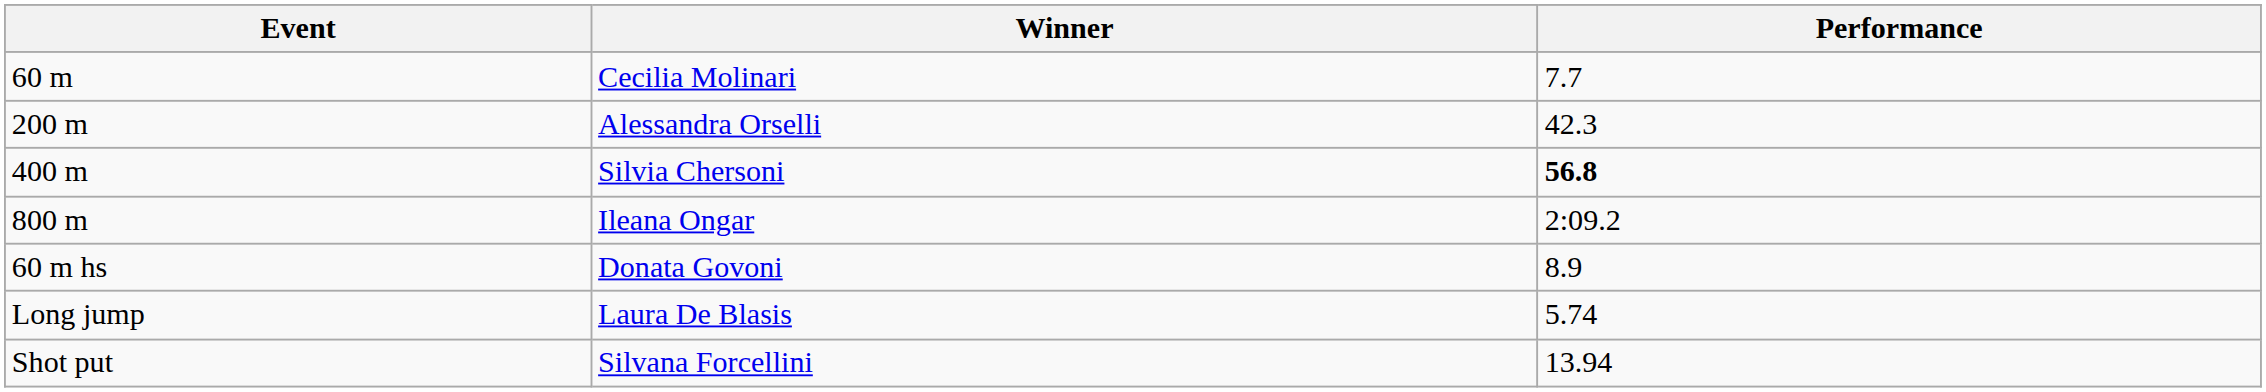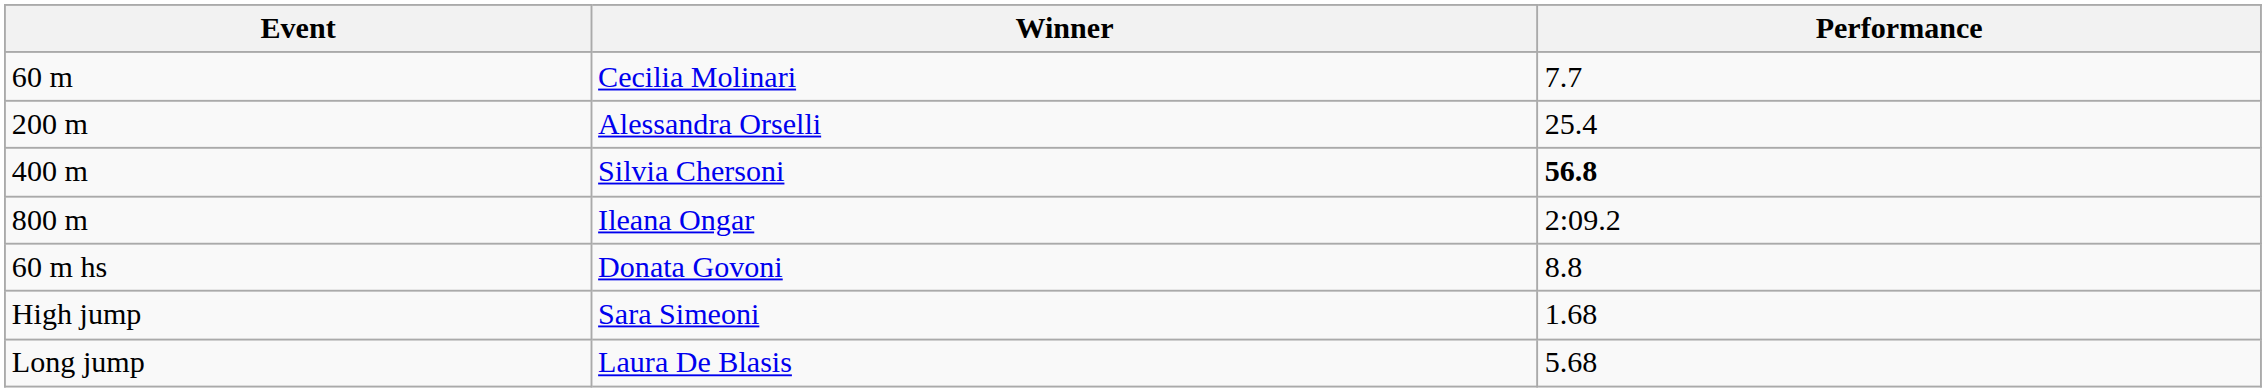(1571, 123) 42.3 -> (1571, 123) 25.4
(1563, 266) 8.9 -> (1563, 266) 8.8
+ row: (77, 314)
(1571, 314) 5.74 -> (1571, 362) 5.68
- row: (62, 362)
